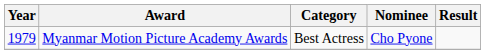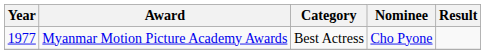(22, 37) 1979 -> (22, 37) 1977
